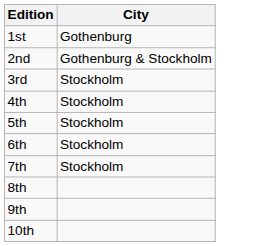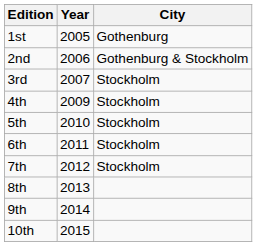+ column: (75, 15)
